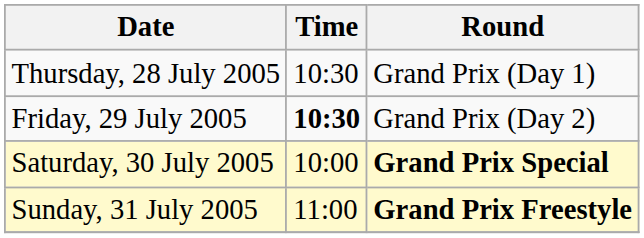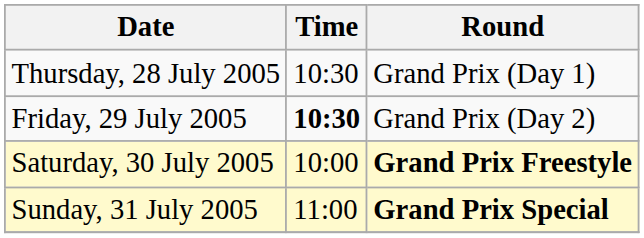(491, 163) Grand Prix Special -> (503, 163) Grand Prix Freestyle
(503, 208) Grand Prix Freestyle -> (491, 208) Grand Prix Special
